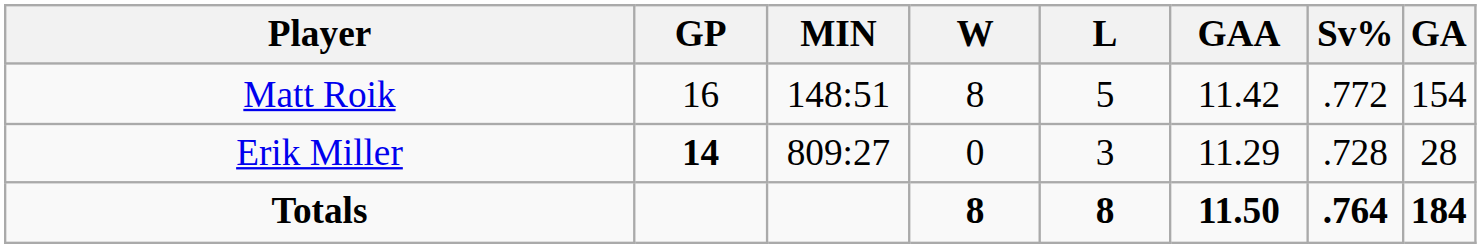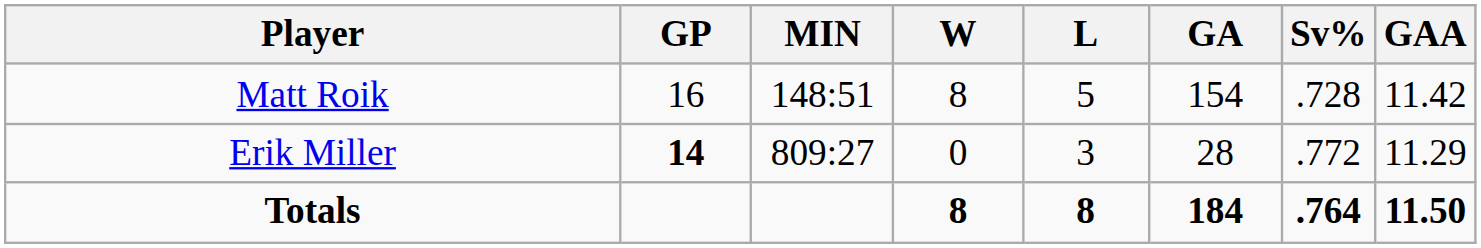columns swapped: (1439, 34) <-> (1239, 34)
(1355, 93) .772 -> (1328, 93) .728
(1355, 152) .728 -> (1328, 152) .772
